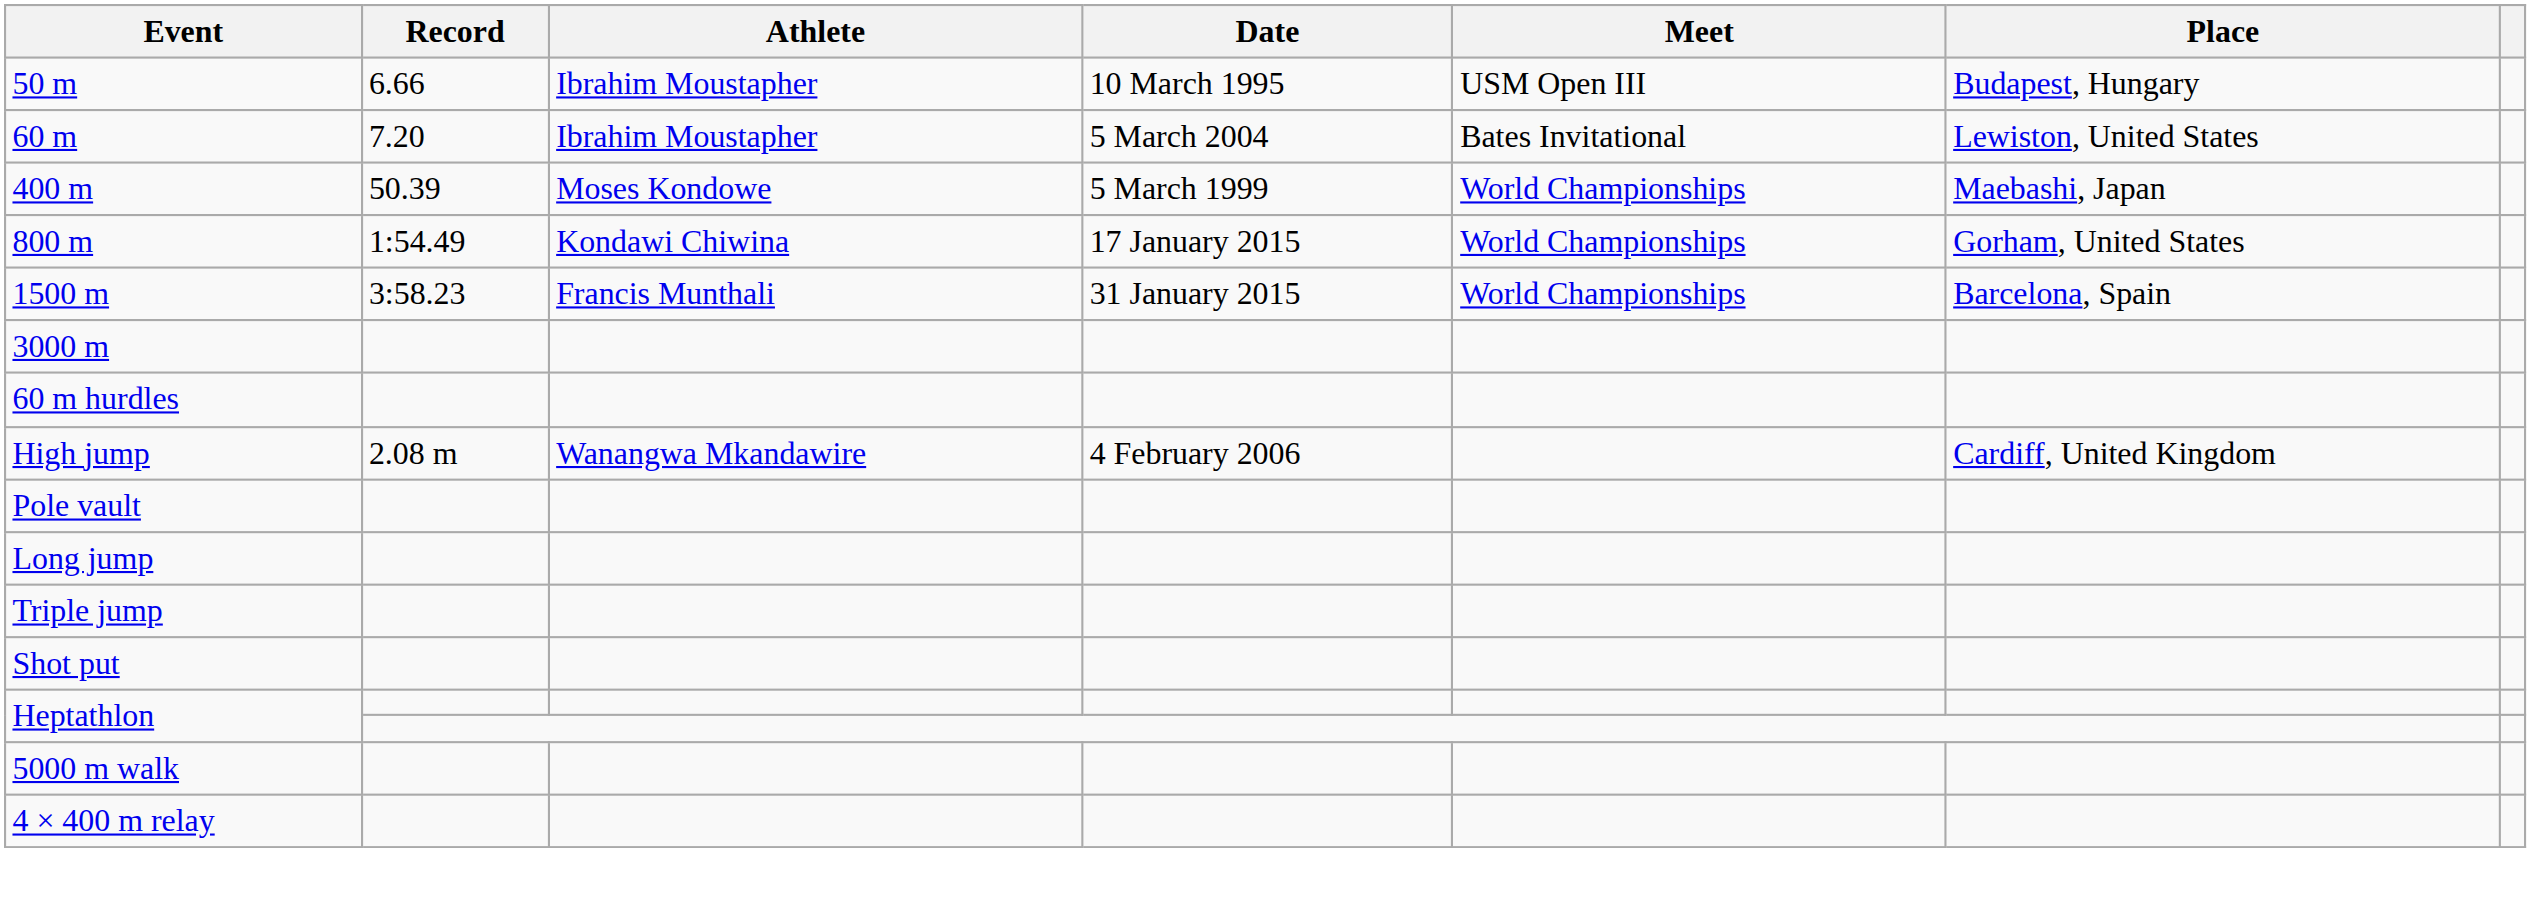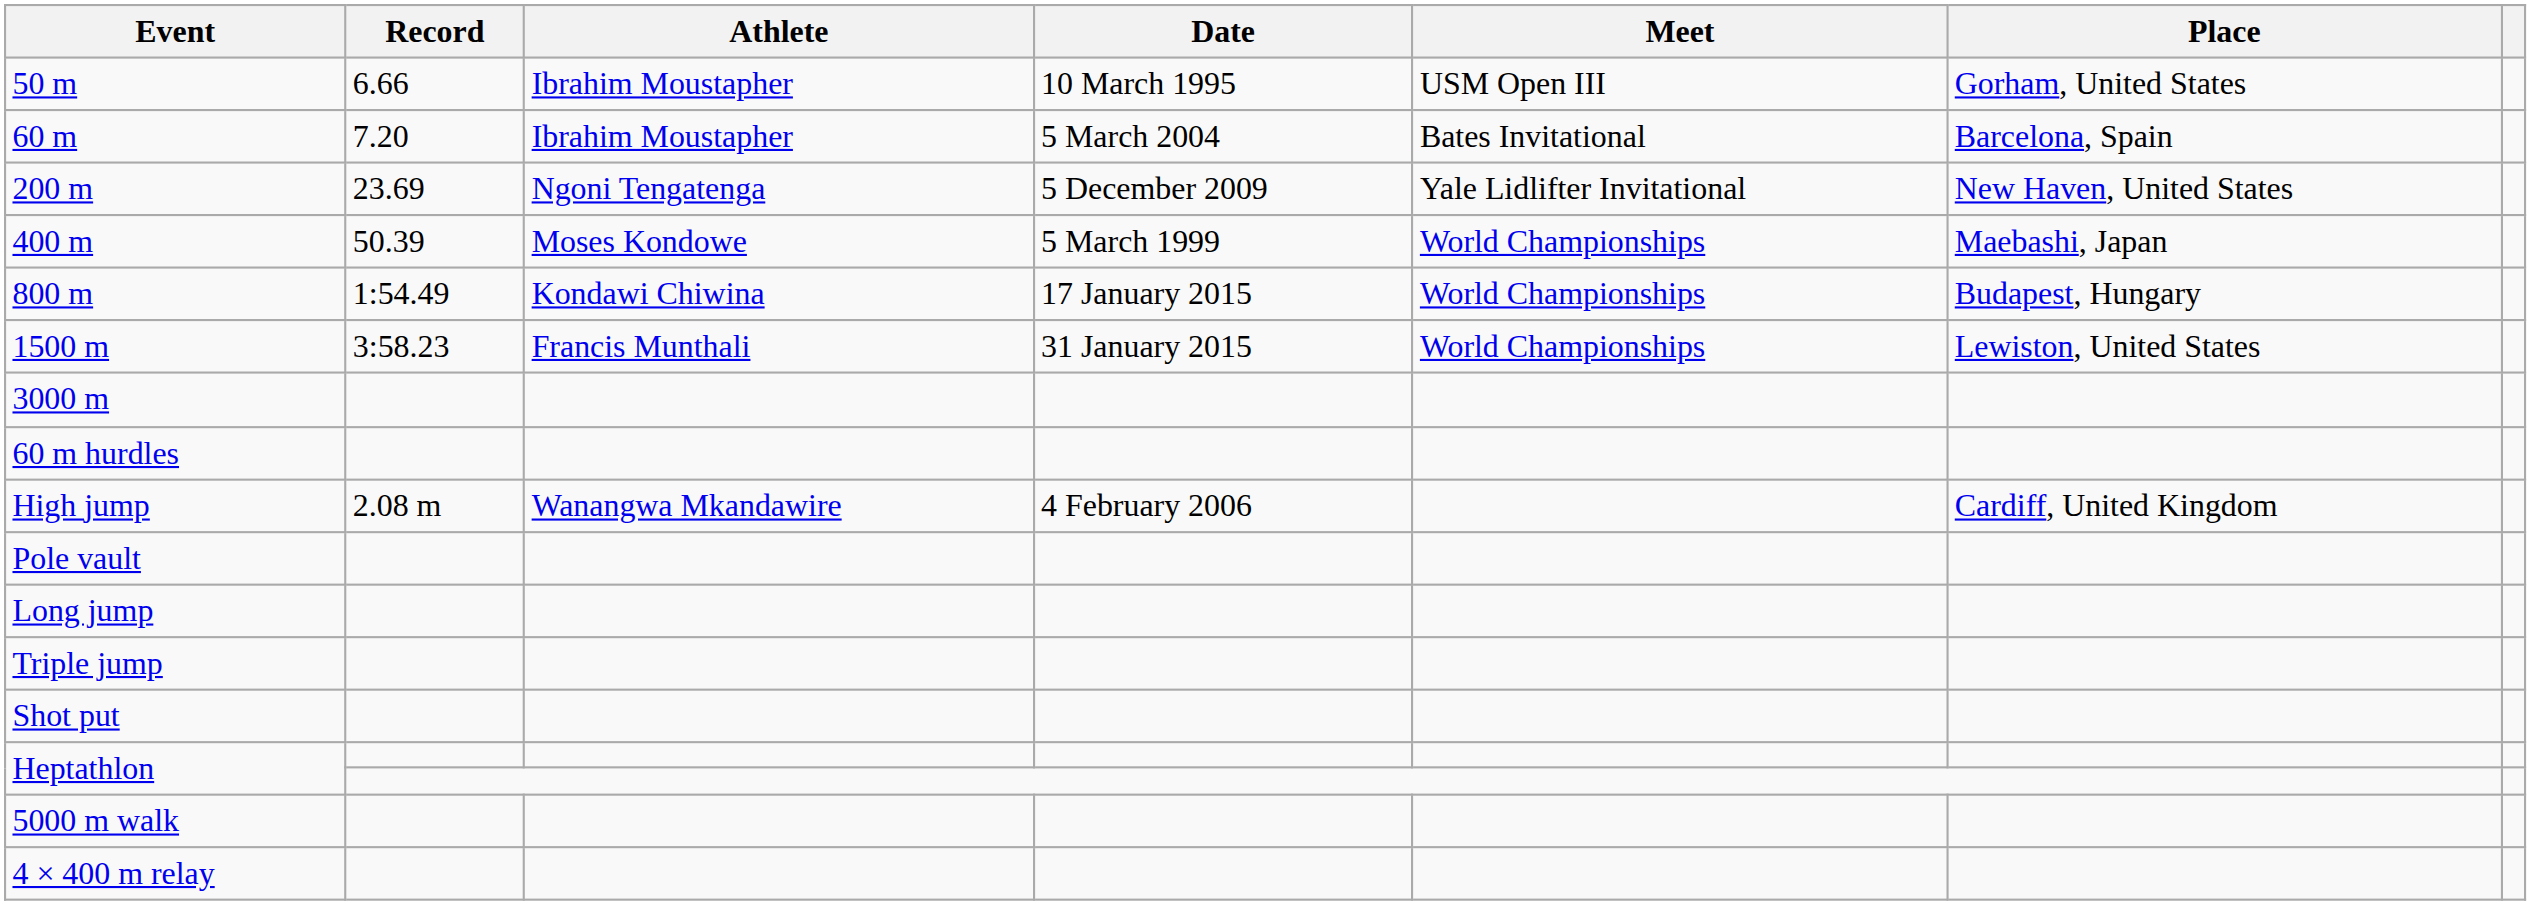(2076, 83) Budapest, Hungary -> (2101, 83) Gorham, United States
(2106, 136) Lewiston, United States -> (2064, 136) Barcelona, Spain
+ row: (53, 188)
(2099, 241) Gorham, United States -> (2078, 294) Budapest, Hungary
(2062, 294) Barcelona, Spain -> (2108, 346) Lewiston, United States
